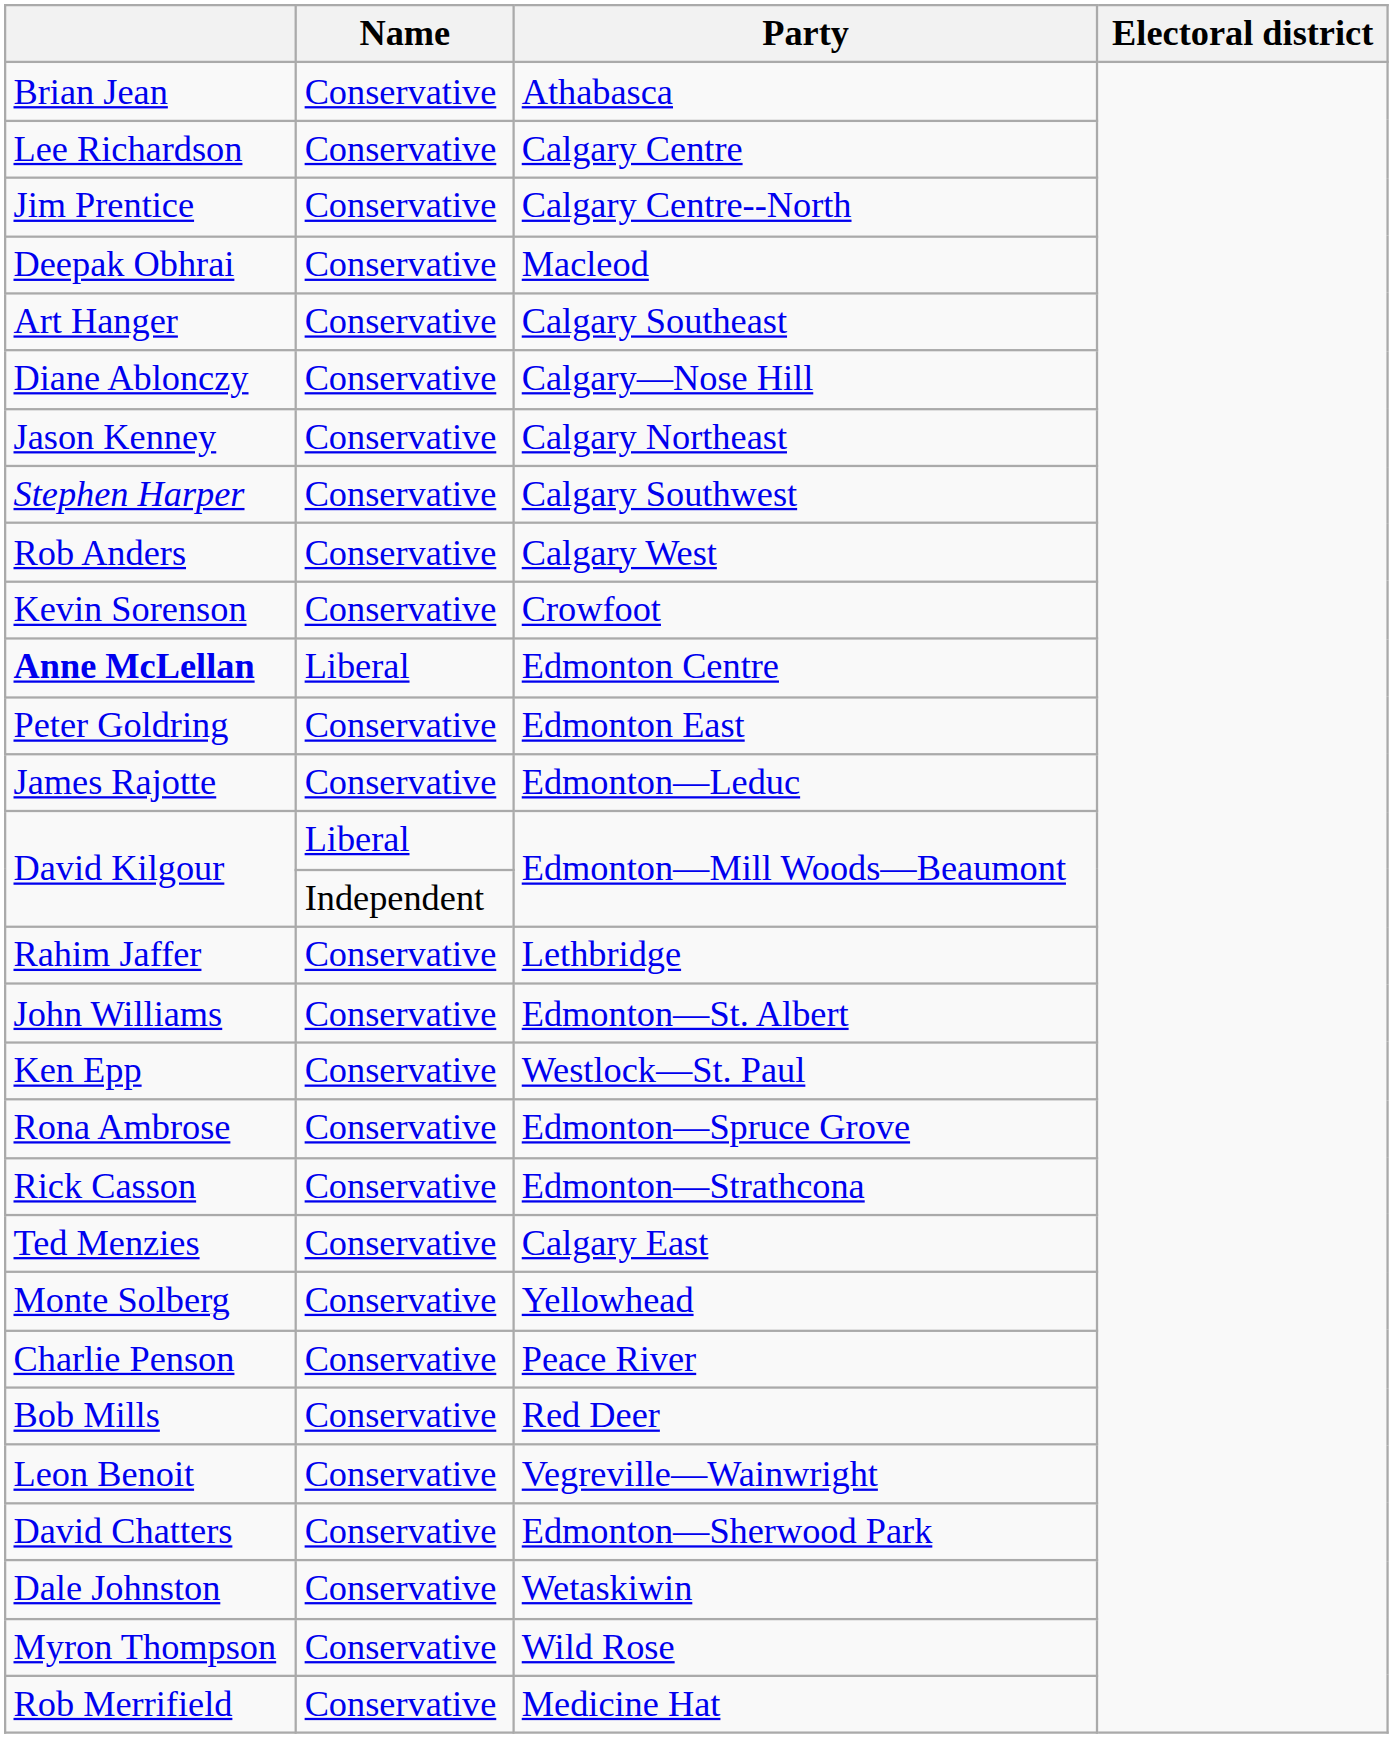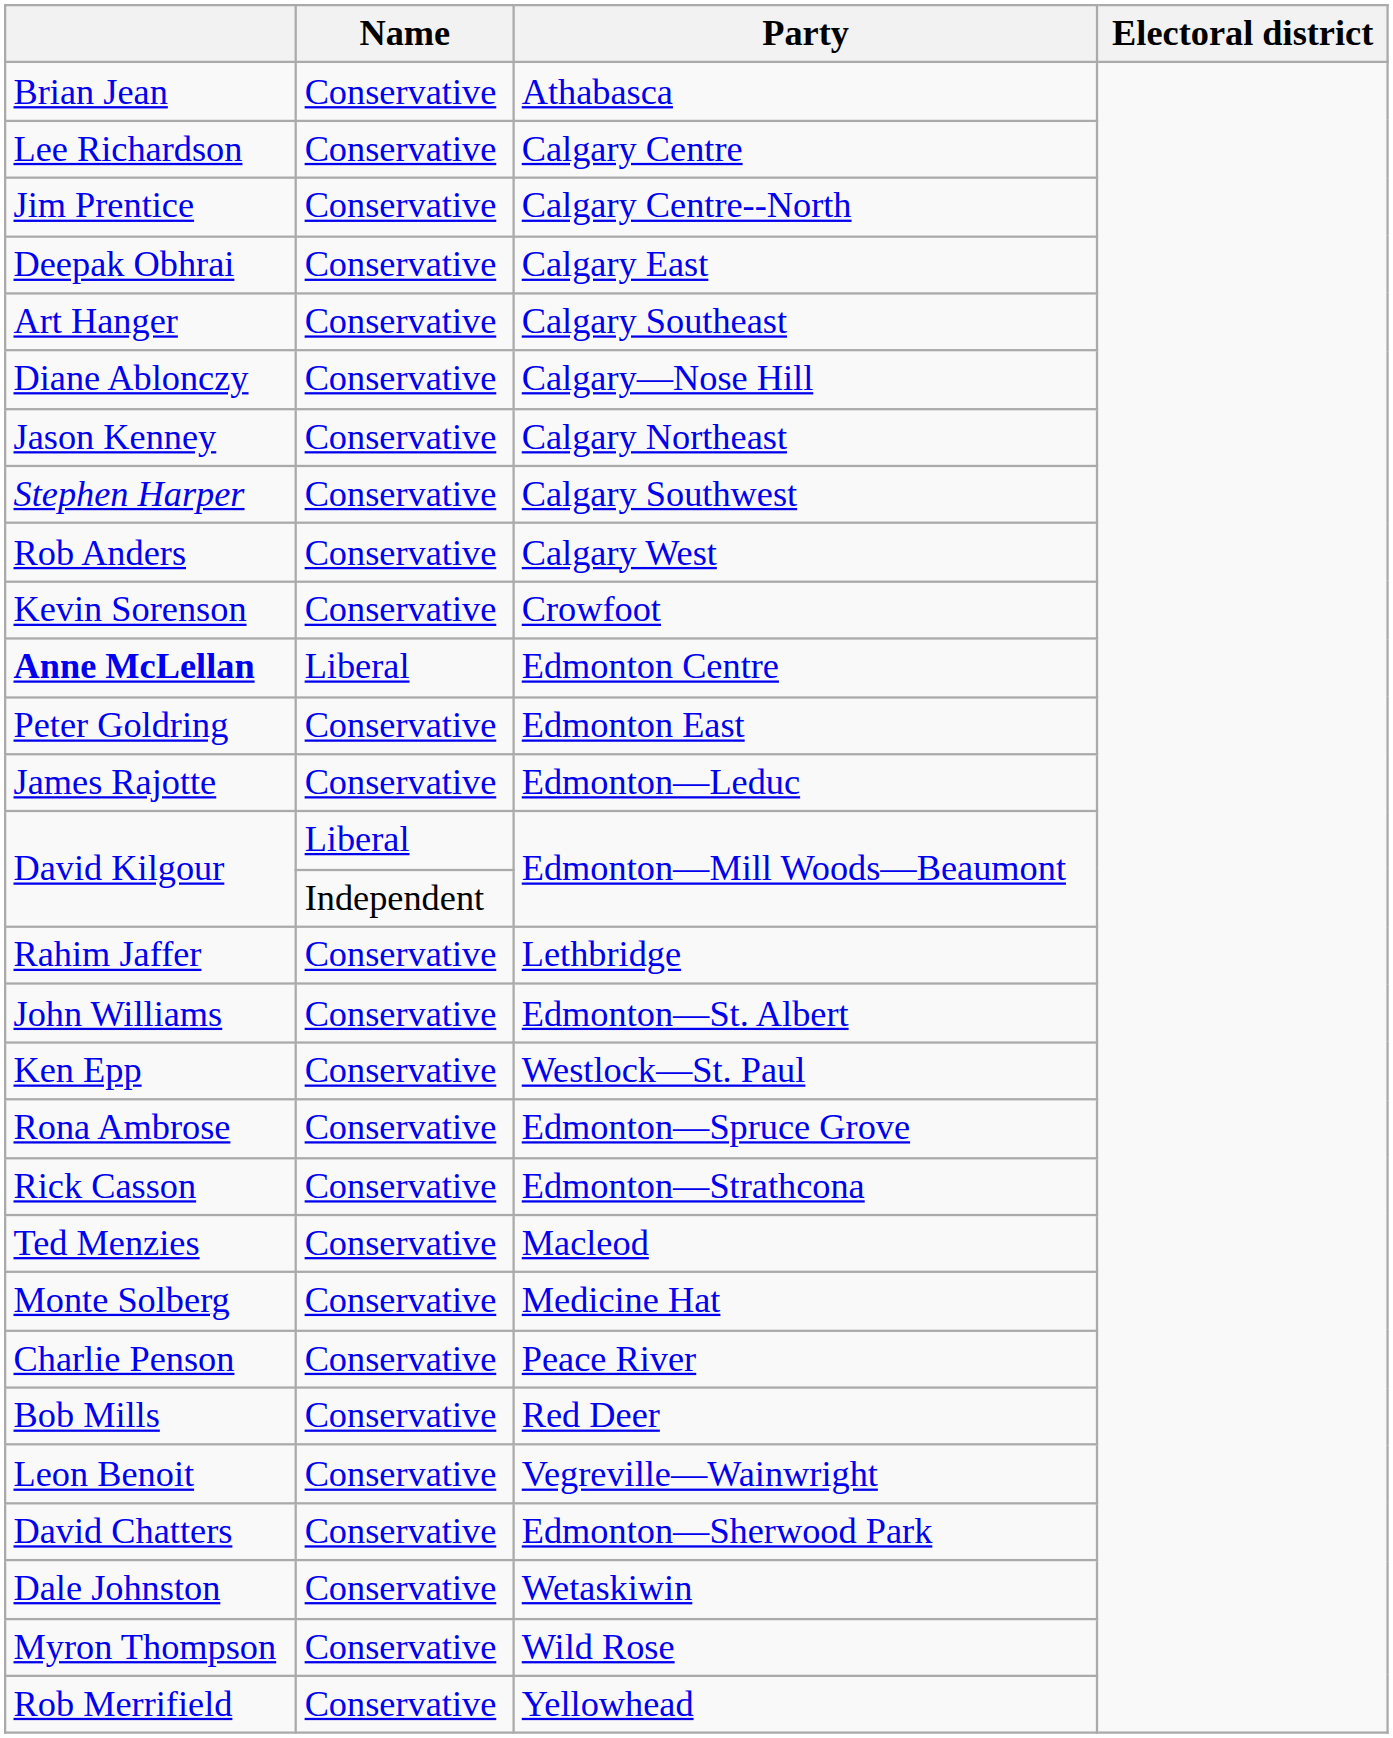(585, 263) Macleod -> (615, 263) Calgary East
(615, 1242) Calgary East -> (585, 1242) Macleod
(608, 1300) Yellowhead -> (621, 1300) Medicine Hat
(621, 1703) Medicine Hat -> (608, 1703) Yellowhead
